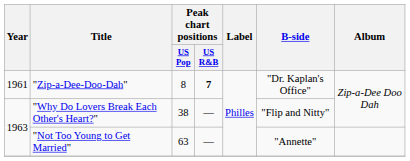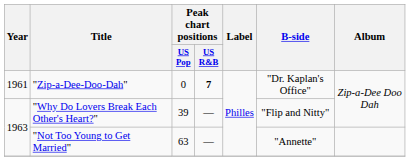(183, 84) 8 -> (183, 84) 0
(183, 113) 38 -> (183, 113) 39
